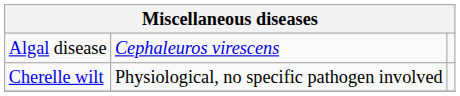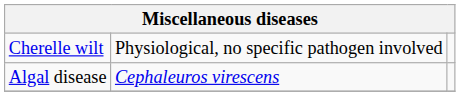rows swapped: (58, 47) <-> (56, 76)
